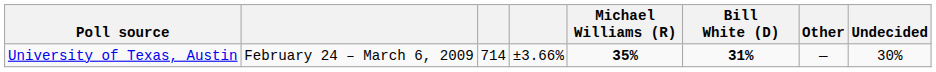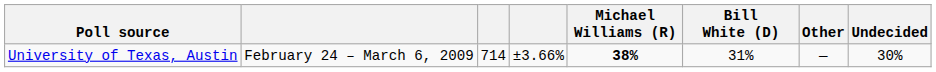(625, 56) 35% -> (625, 56) 38%
(741, 56) bold -> (741, 56) normal
